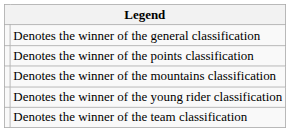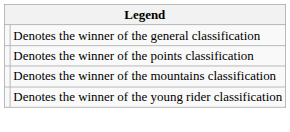- row: (130, 117)
